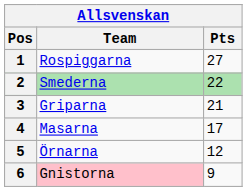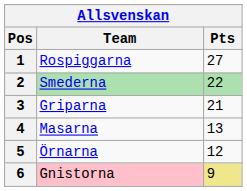(215, 129) 17 -> (215, 129) 13
(211, 175) no background -> (211, 175) khaki background
